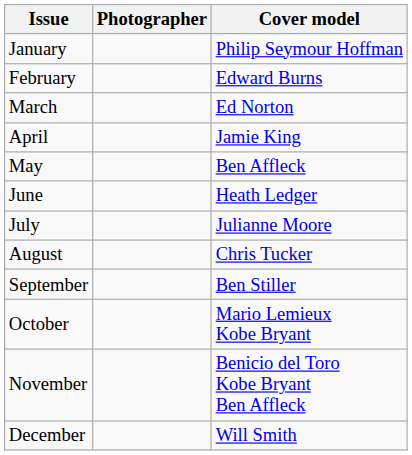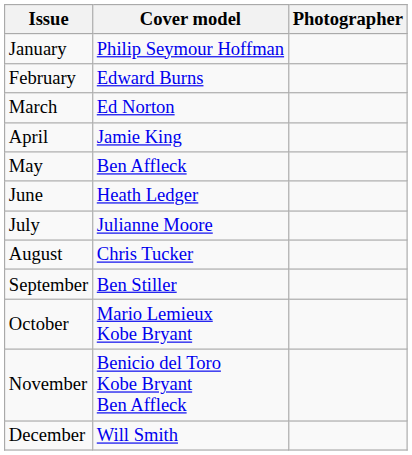columns swapped: (309, 19) <-> (152, 19)
